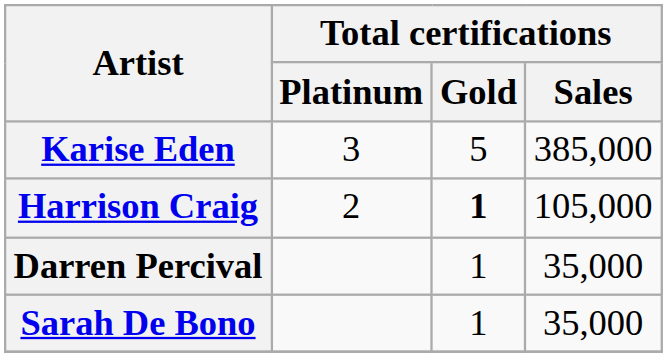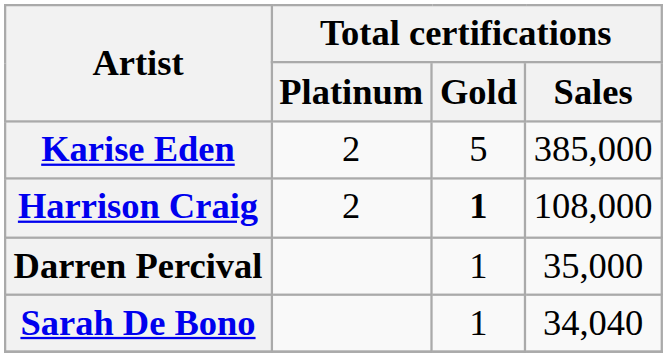(351, 149) 3 -> (351, 149) 2
(593, 206) 105,000 -> (593, 206) 108,000
(593, 322) 35,000 -> (593, 322) 34,040
